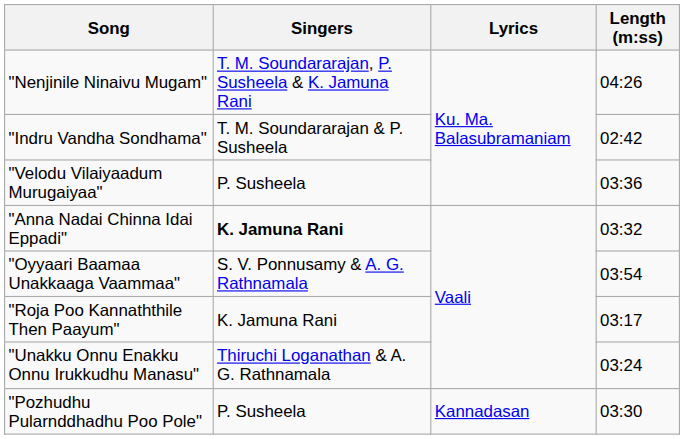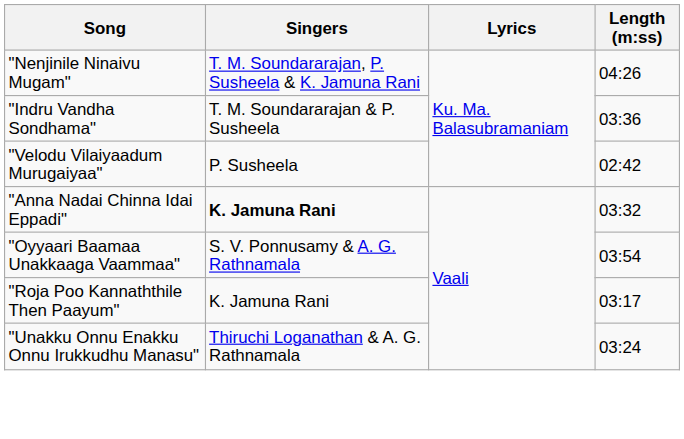(621, 138) 02:42 -> (620, 119) 03:36
(621, 183) 03:36 -> (620, 164) 02:42
- row: (105, 411)
